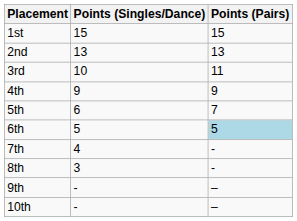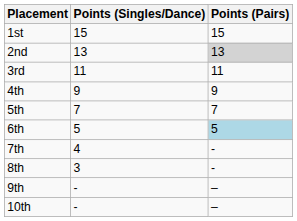(218, 52) no background -> (218, 52) lightgrey background
(80, 71) 10 -> (80, 71) 11
(77, 110) 6 -> (77, 110) 7
